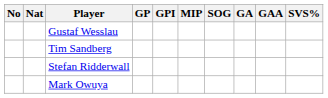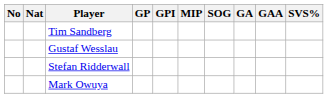rows swapped: (80, 48) <-> (83, 31)
